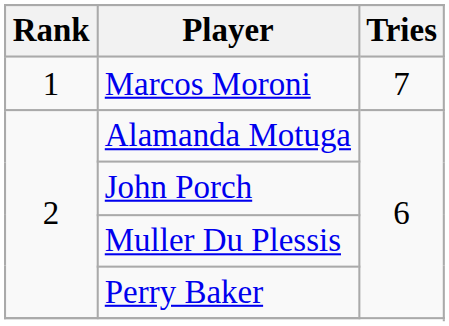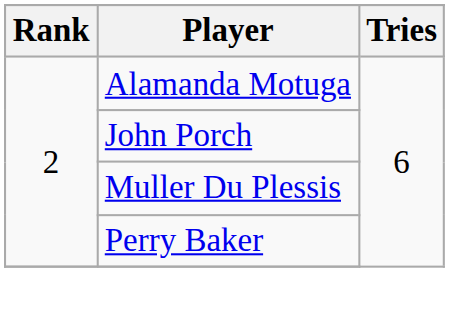- row: (208, 82)
